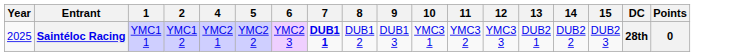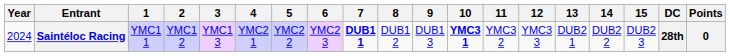+ column: (218, 13)
(19, 36) 2025 -> (19, 36) 2024
(429, 36) normal -> (465, 36) bold
